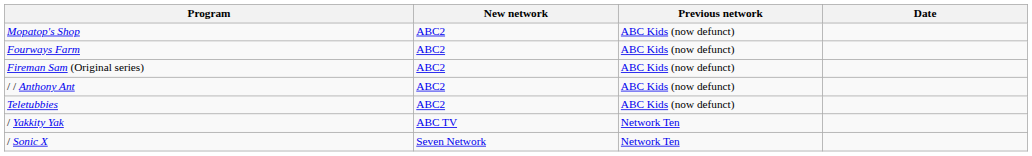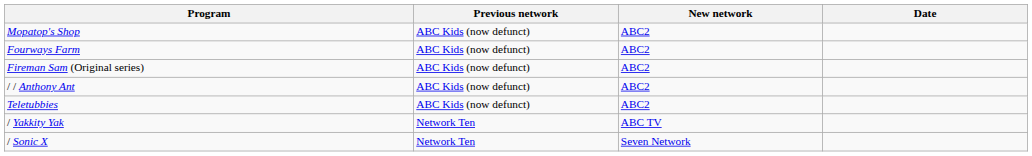columns swapped: (516, 13) <-> (721, 13)
